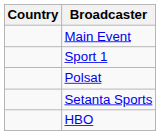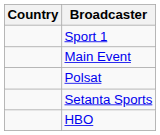rows swapped: (98, 36) <-> (86, 57)
